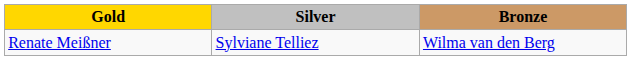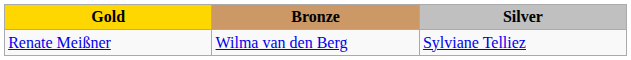columns swapped: (316, 17) <-> (523, 17)
